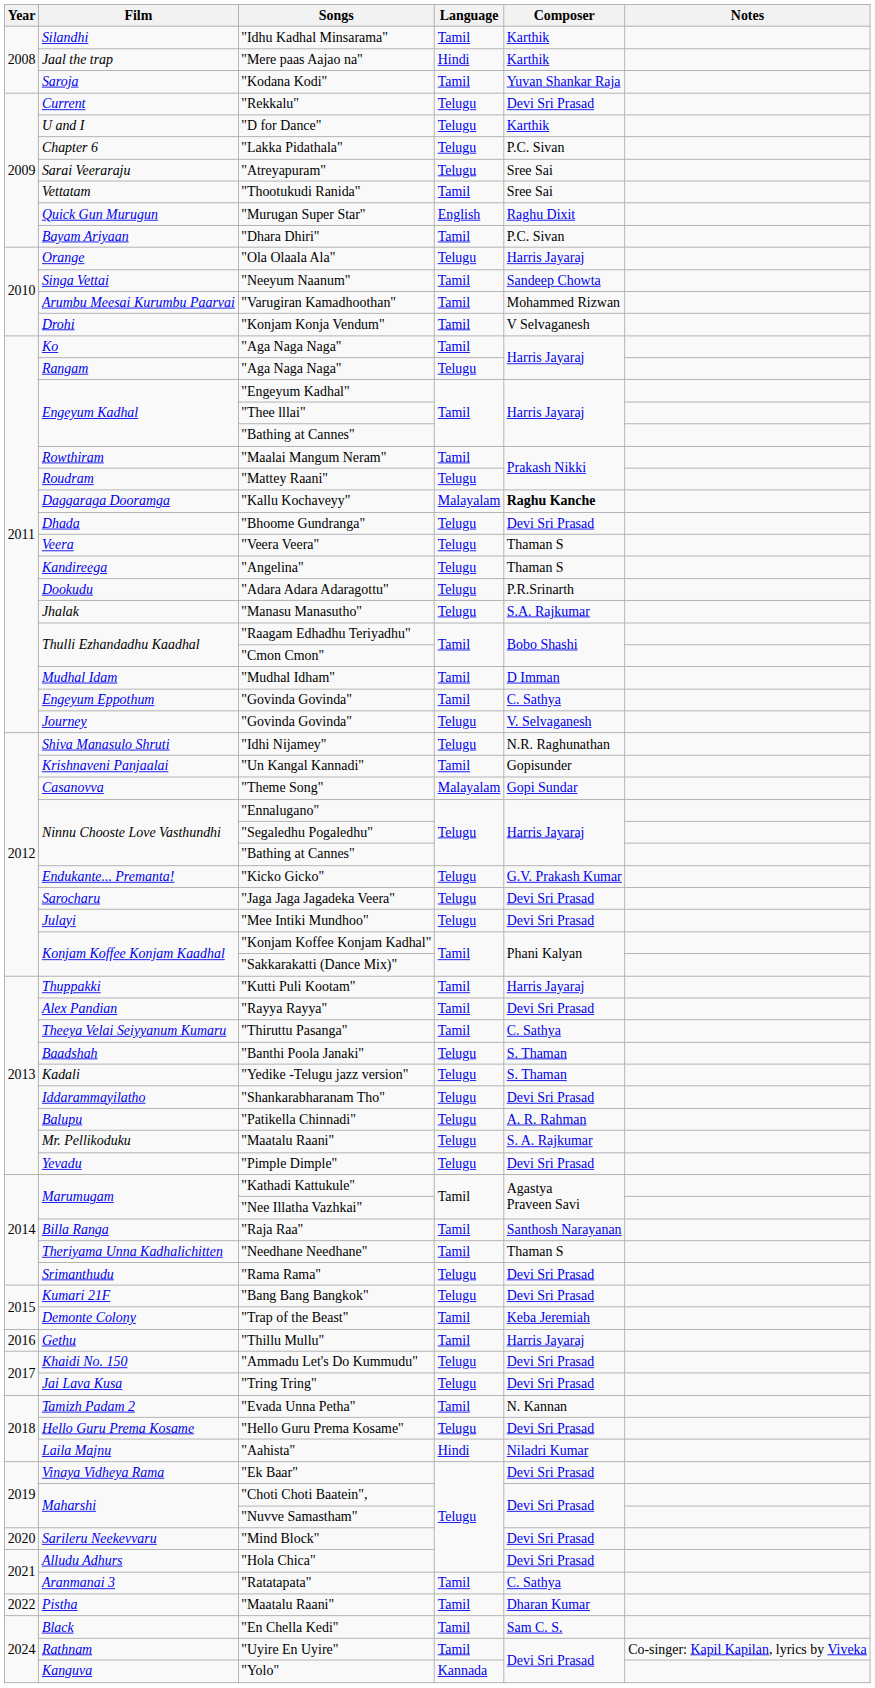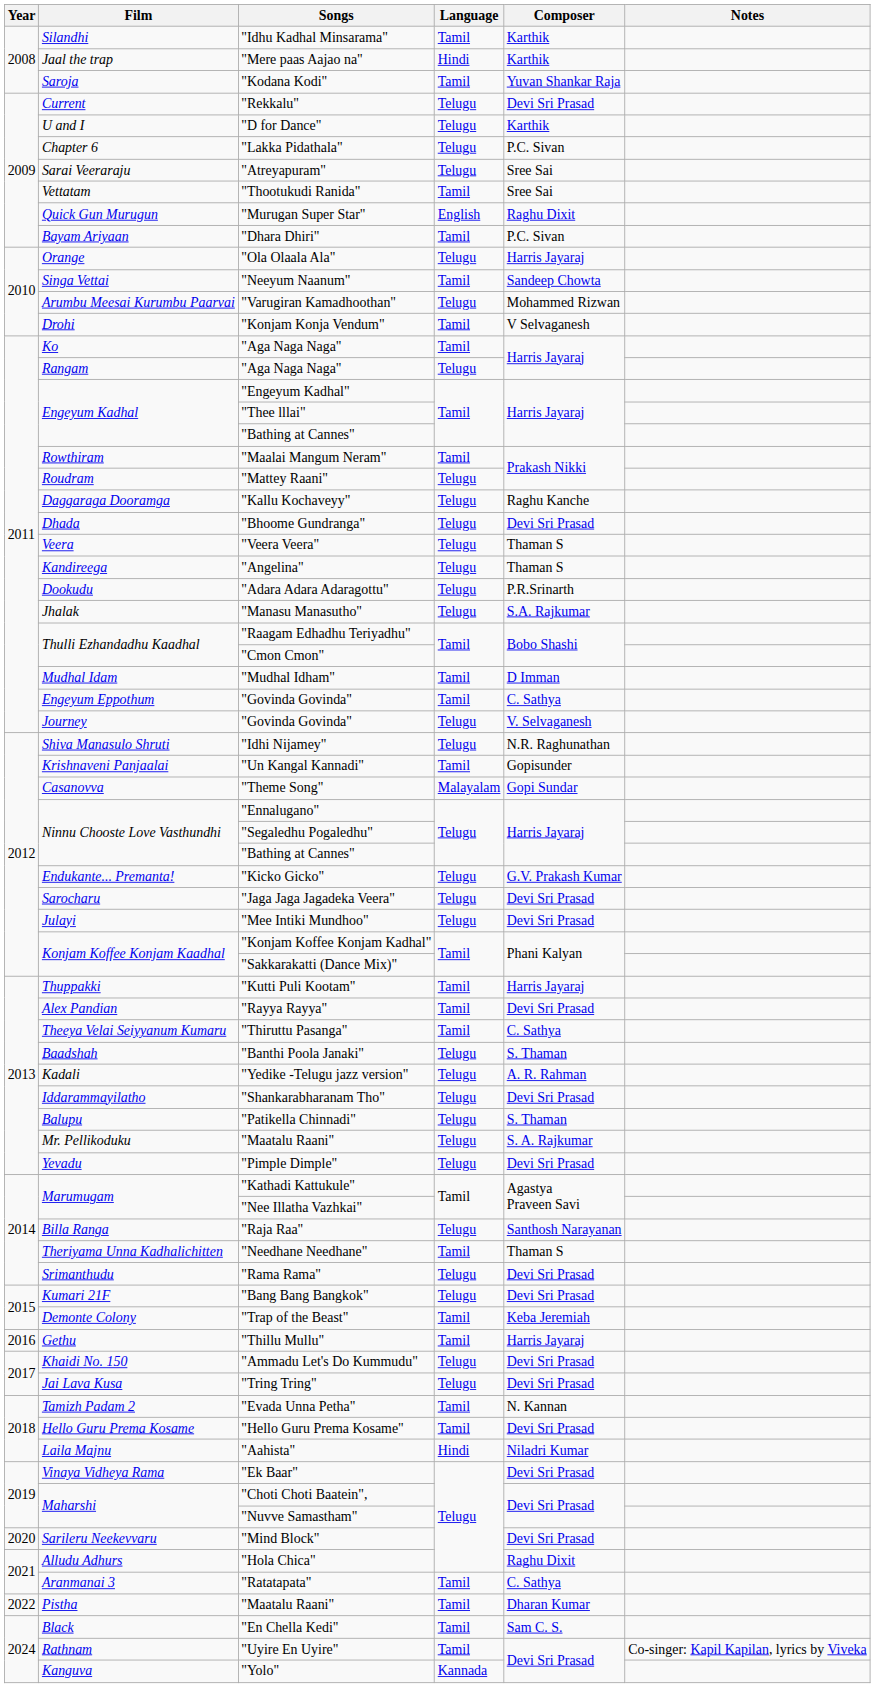(454, 302) Tamil -> (457, 302) Telugu
(469, 501) Malayalam -> (457, 501) Telugu
(551, 501) bold -> (548, 501) normal
(537, 1075) S. Thaman -> (547, 1075) A. R. Rahman
(547, 1119) A. R. Rahman -> (537, 1119) S. Thaman
(454, 1229) Tamil -> (457, 1229) Telugu
(457, 1428) Telugu -> (454, 1428) Tamil
(550, 1560) Devi Sri Prasad -> (541, 1560) Raghu Dixit
